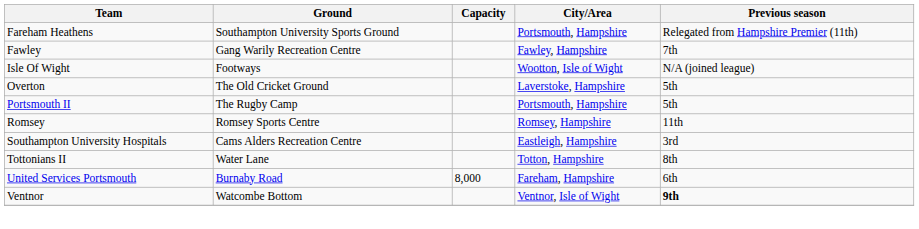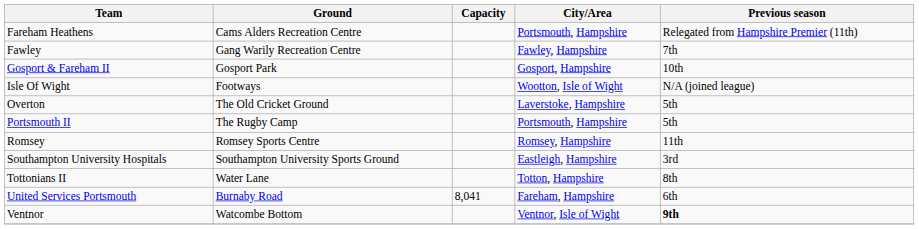(307, 31) Southampton University Sports Ground -> (288, 31) Cams Alders Recreation Centre
+ row: (58, 68)
(288, 141) Cams Alders Recreation Centre -> (307, 159) Southampton University Sports Ground
(468, 178) 8,000 -> (468, 196) 8,041
